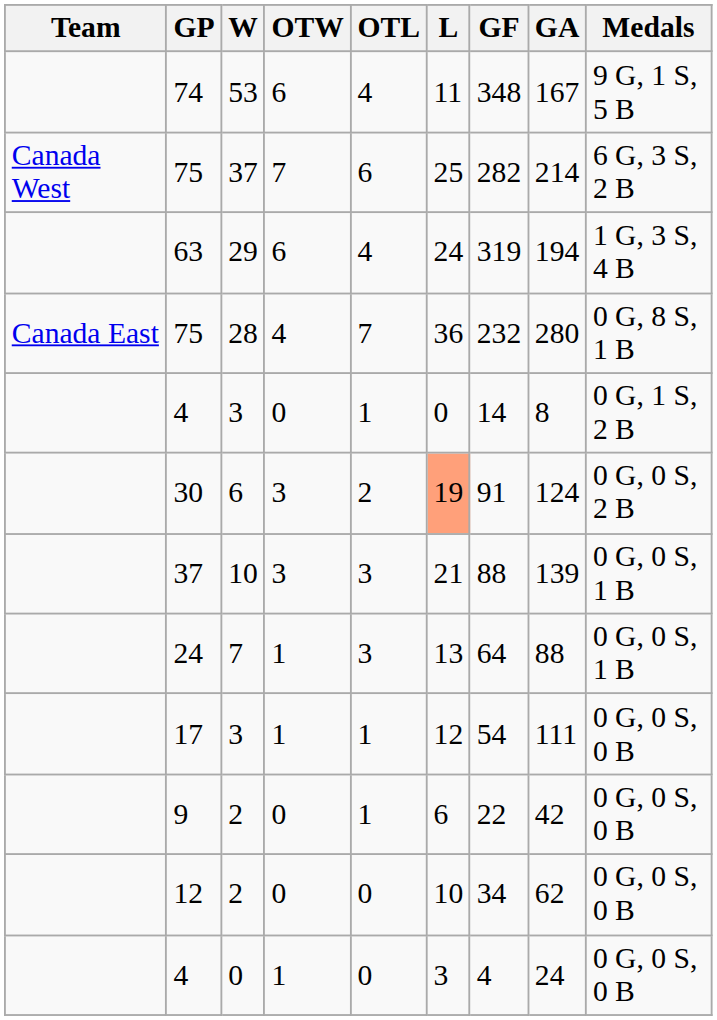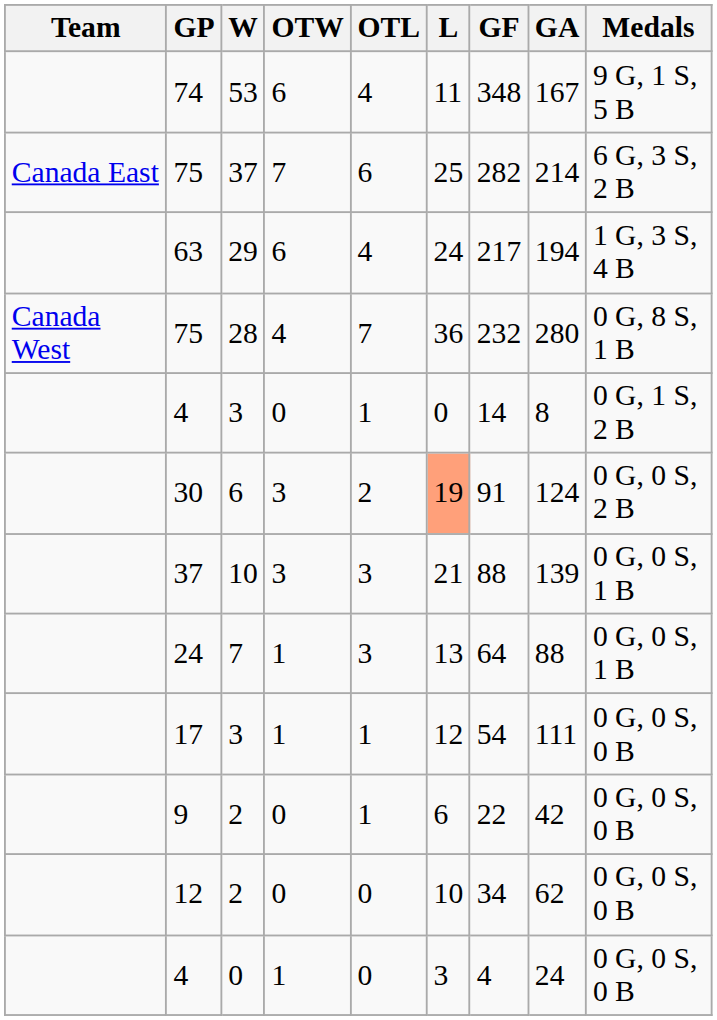(56, 171) Canada West -> (85, 171) Canada East
(499, 252) 319 -> (499, 252) 217
(85, 332) Canada East -> (56, 332) Canada West
